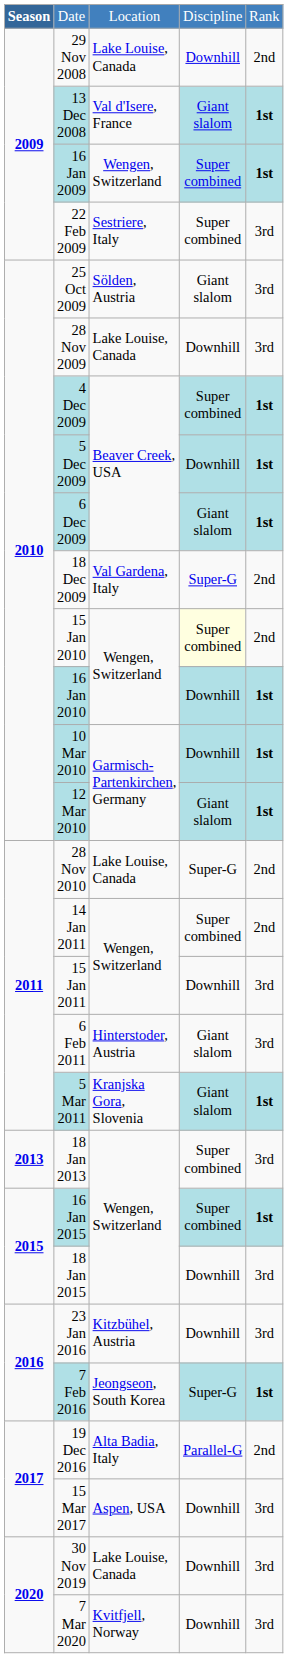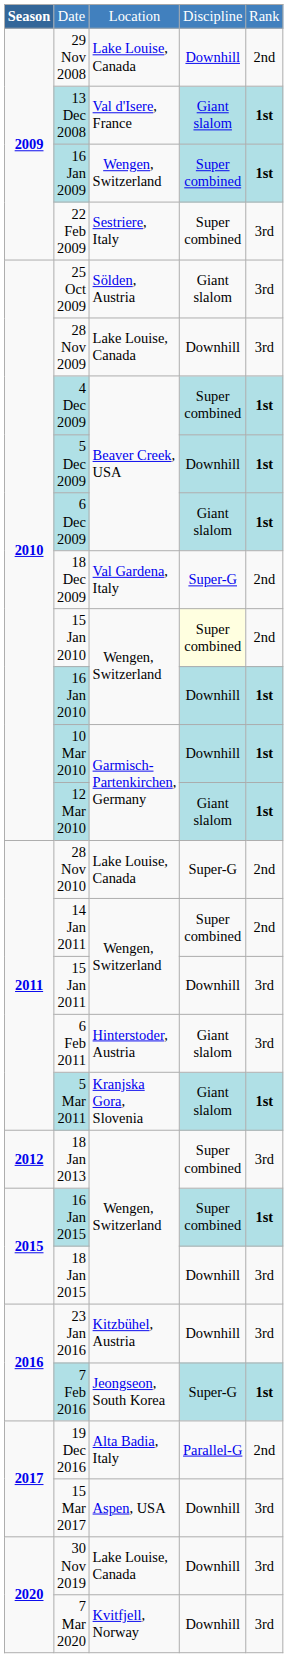(29, 1159) 2013 -> (29, 1159) 2012
